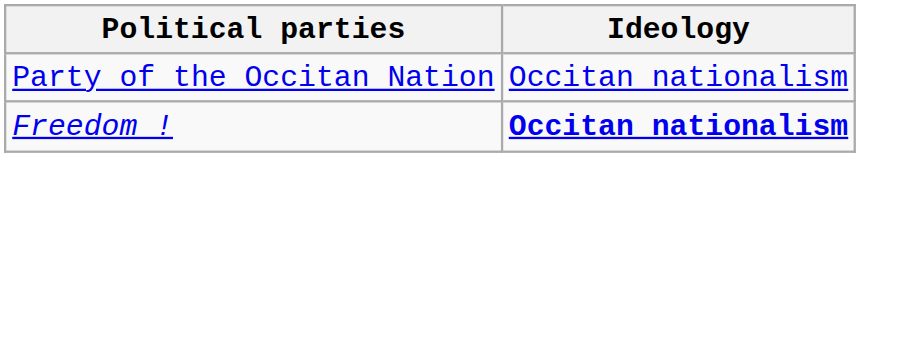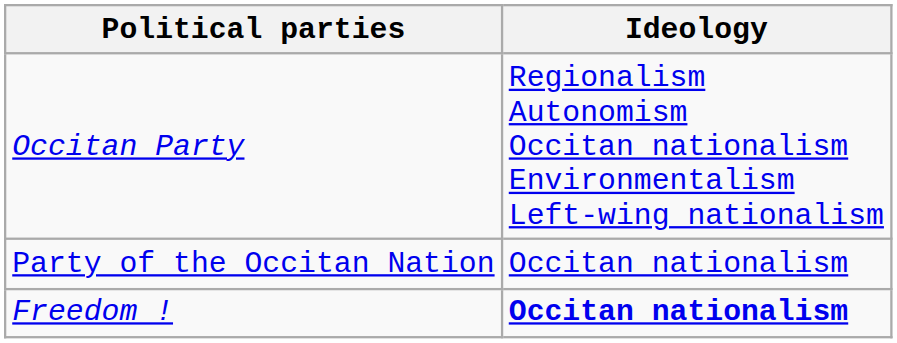+ row: (128, 147)
